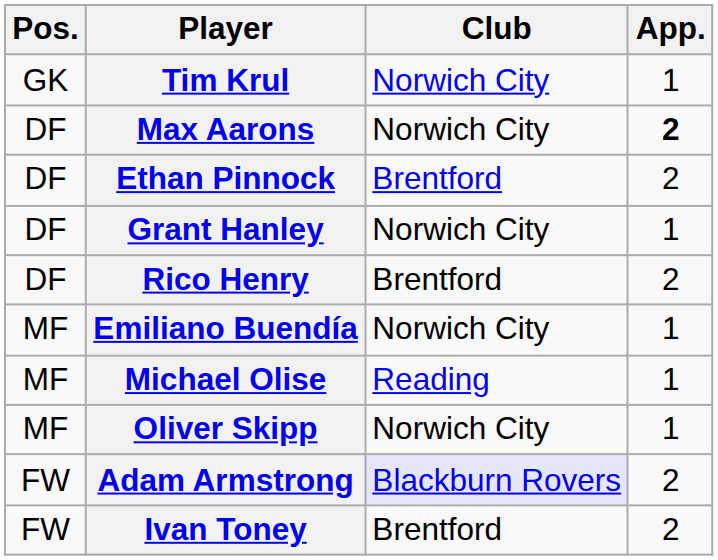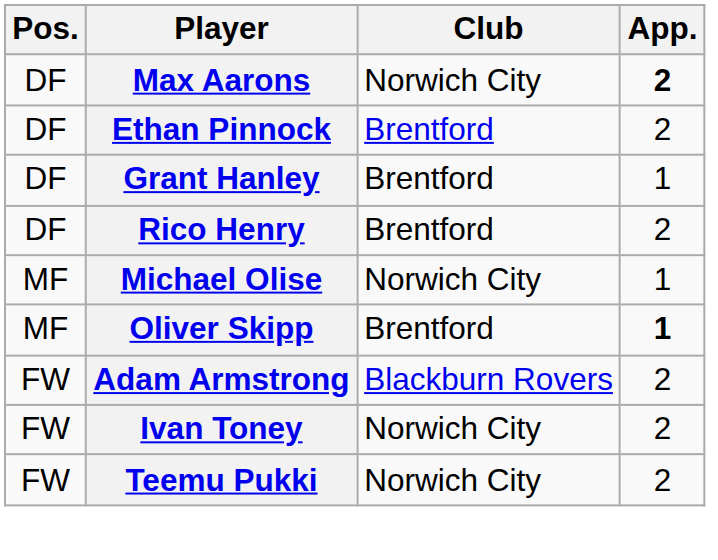- row: (226, 79)
(461, 229) Norwich City -> (429, 179) Brentford
- row: (226, 329)
(431, 379) Reading -> (453, 279) Norwich City
(461, 429) Norwich City -> (429, 329) Brentford
(671, 429) normal -> (662, 329) bold
(497, 479) lavender background -> (489, 379) no background
(437, 529) Brentford -> (453, 429) Norwich City
+ row: (221, 479)
